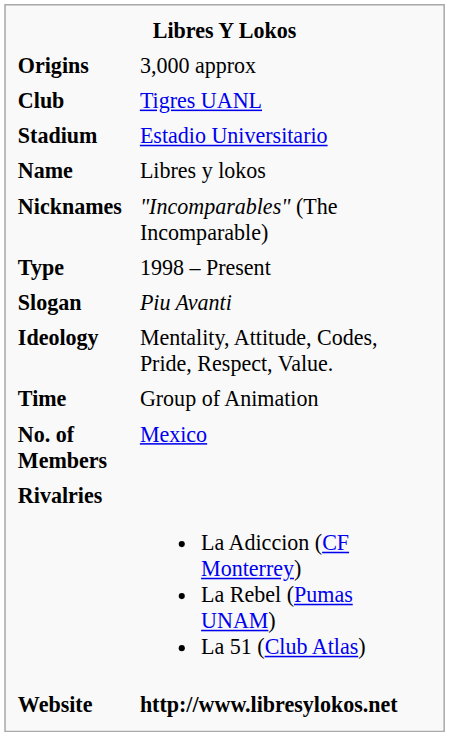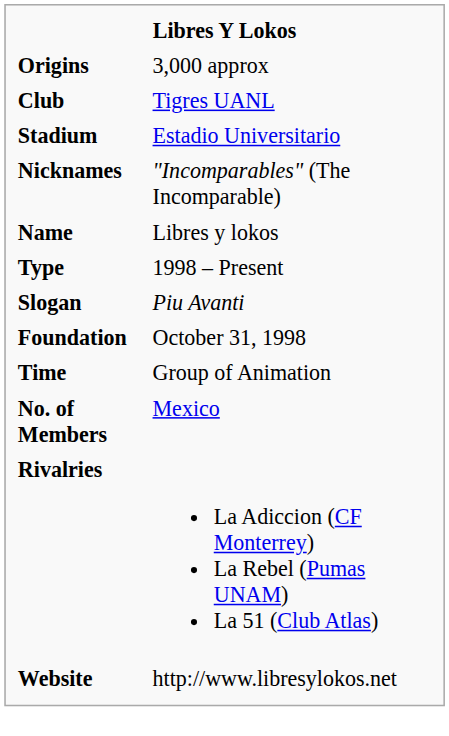rows swapped: (45, 171) <-> (70, 206)
- row: (58, 337)
+ row: (72, 337)
(269, 704) bold -> (275, 678) normal
